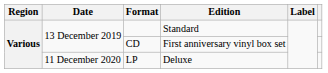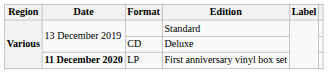(224, 44) First anniversary vinyl box set -> (179, 44) Deluxe
(83, 60) normal -> (84, 60) bold
(178, 60) Deluxe -> (226, 60) First anniversary vinyl box set
